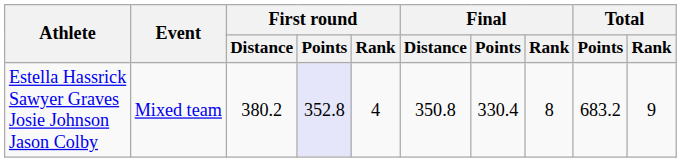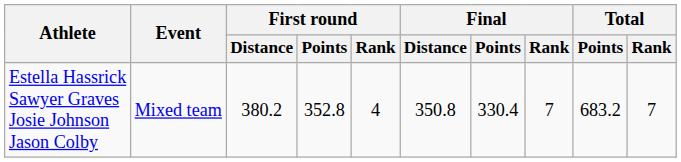(324, 110) lavender background -> (324, 110) no background
(549, 110) 8 -> (549, 110) 7
(652, 110) 9 -> (652, 110) 7
